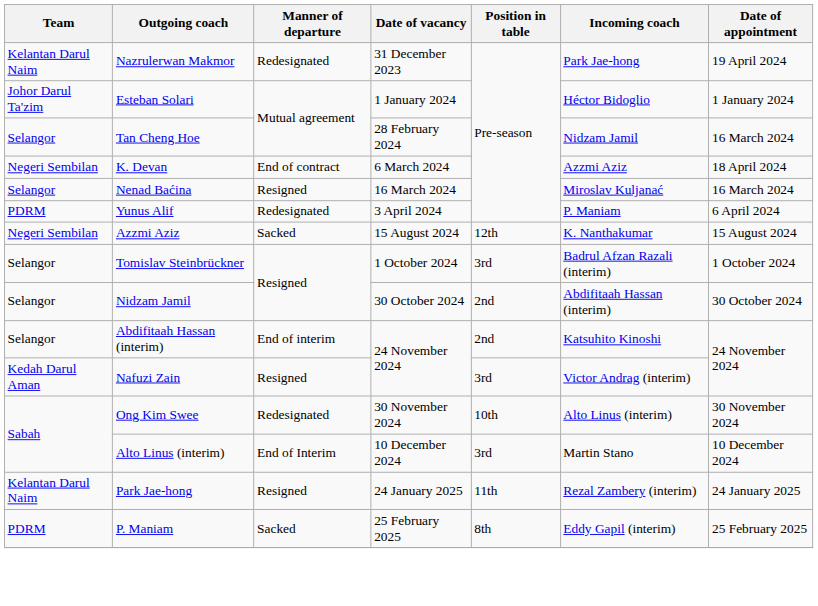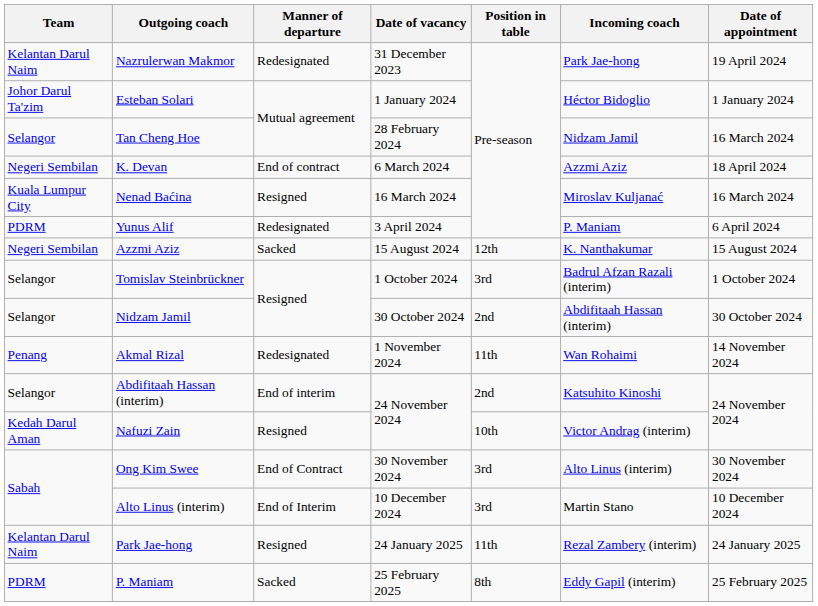(31, 189) Selangor -> (47, 197) Kuala Lumpur City
+ row: (150, 355)
(483, 377) 3rd -> (486, 431) 10th
(293, 415) Redesignated -> (300, 469) End of Contract
(486, 415) 10th -> (483, 469) 3rd
